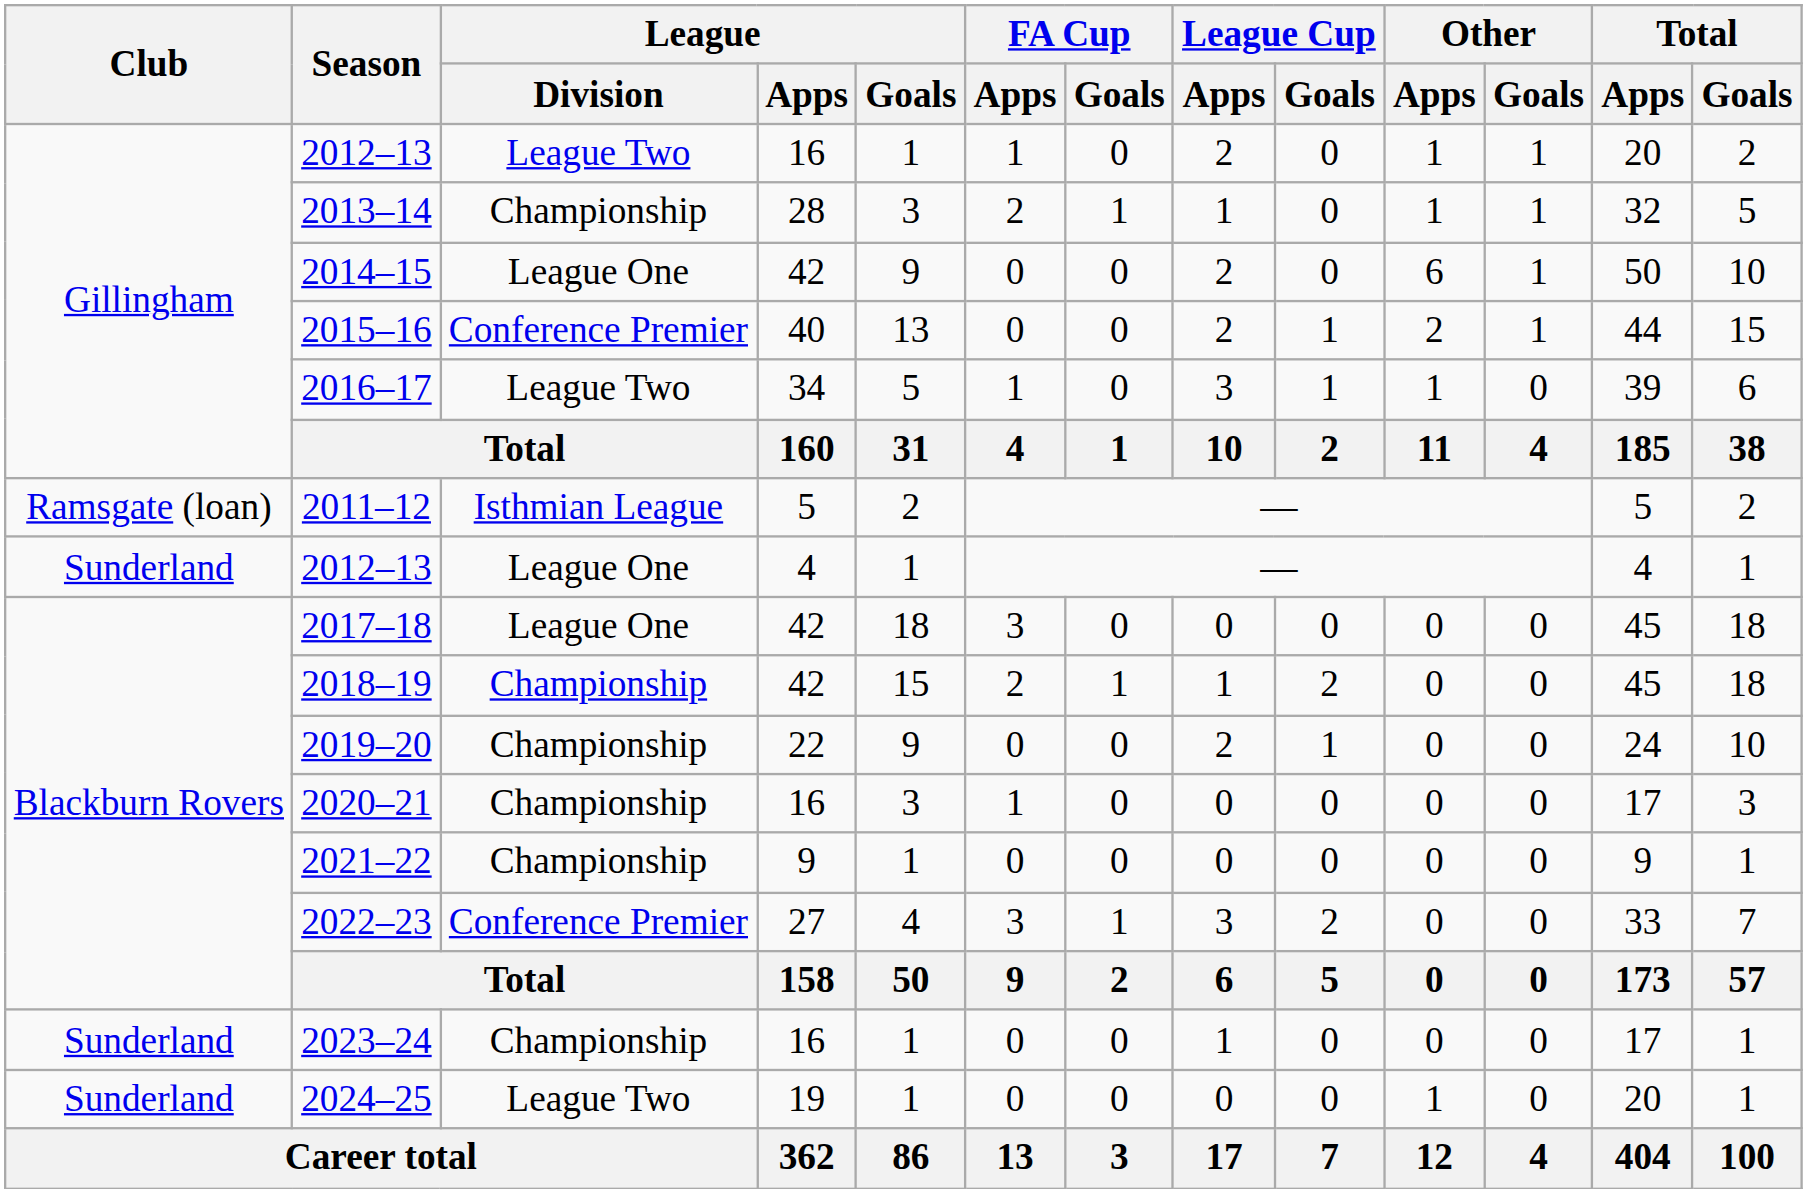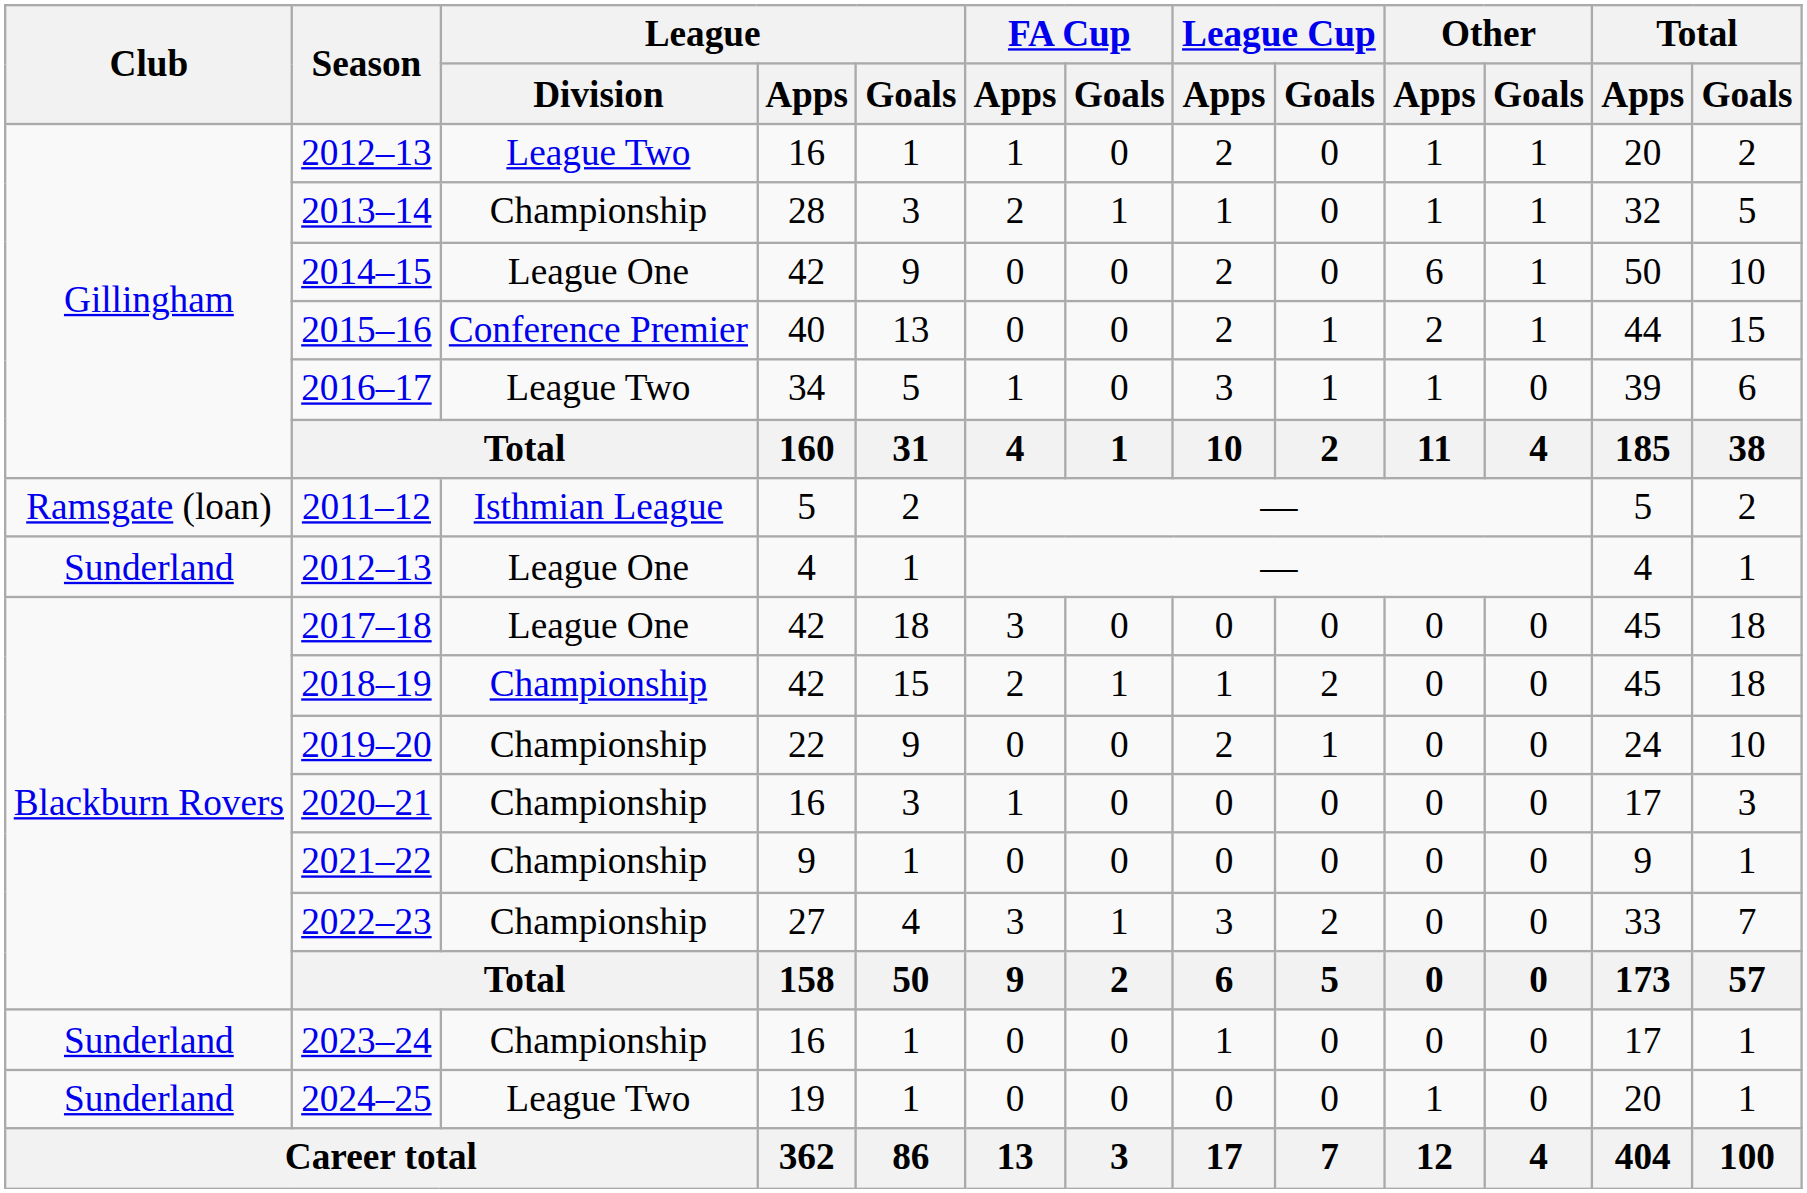(598, 920) Conference Premier -> (598, 920) Championship
